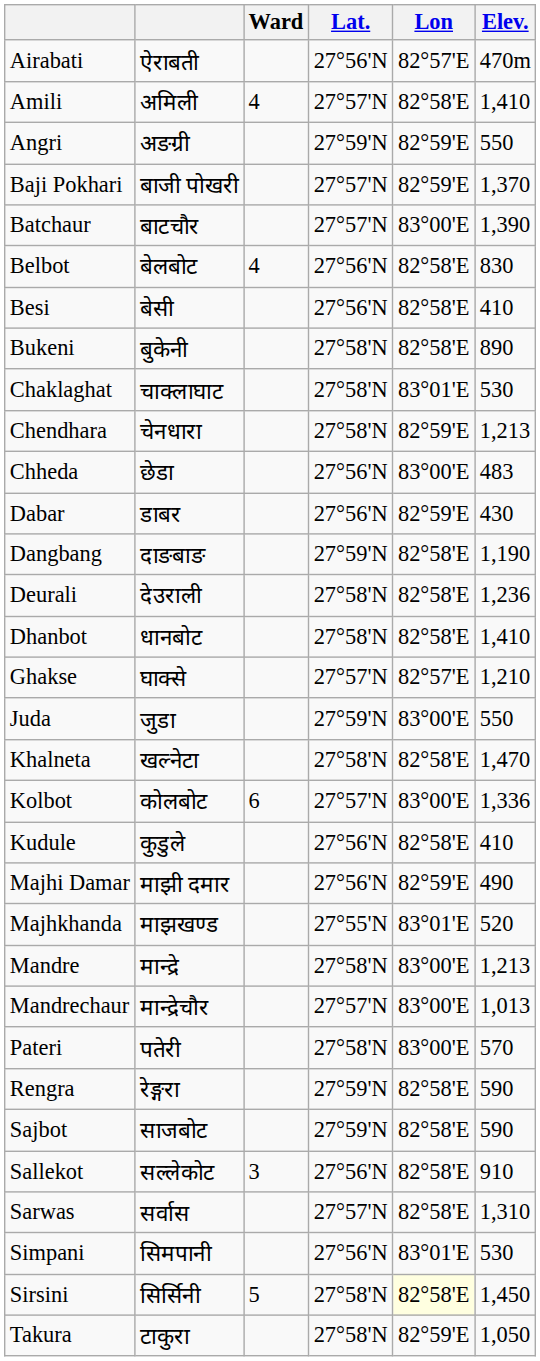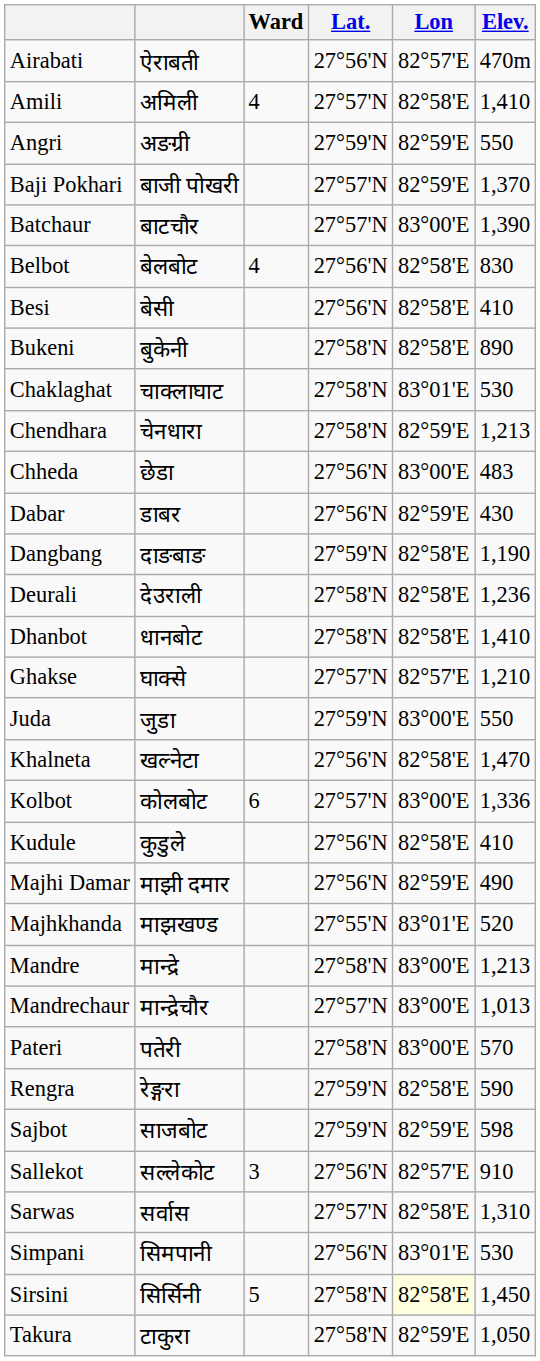(351, 759) 27°58'N -> (351, 759) 27°56'N
(434, 1129) 82°58'E -> (434, 1129) 82°59'E
(497, 1129) 590 -> (497, 1129) 598
(434, 1170) 82°58'E -> (434, 1170) 82°57'E
